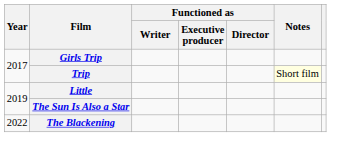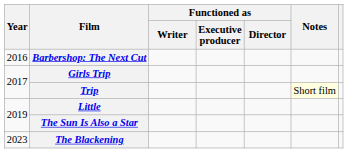+ row: (89, 57)
(17, 123) 2022 -> (17, 139) 2023
